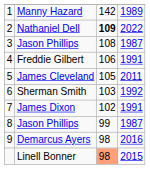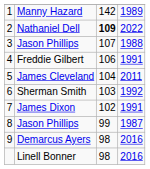(107, 44) 108 -> (107, 44) 107
(132, 44) 1987 -> (132, 44) 1988
(107, 76) 105 -> (107, 76) 104
(104, 156) lightsalmon background -> (104, 156) no background
(132, 156) 2015 -> (132, 156) 2016
